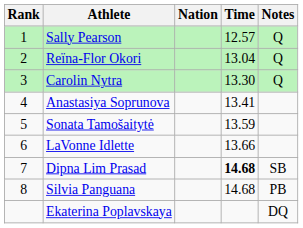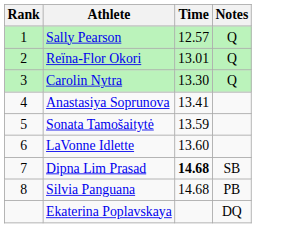- column: (198, 15)
(240, 59) 13.04 -> (194, 59) 13.01
(240, 146) 13.66 -> (194, 146) 13.60
